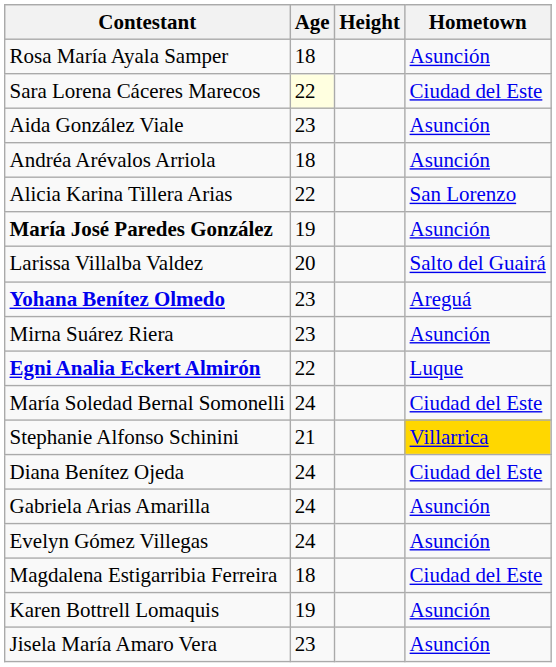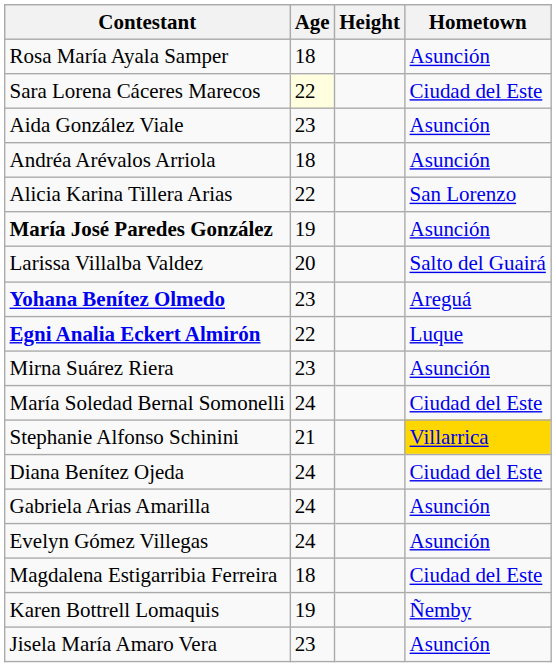rows swapped: (92, 333) <-> (135, 367)
(450, 609) Asunción -> (440, 609) Ñemby
